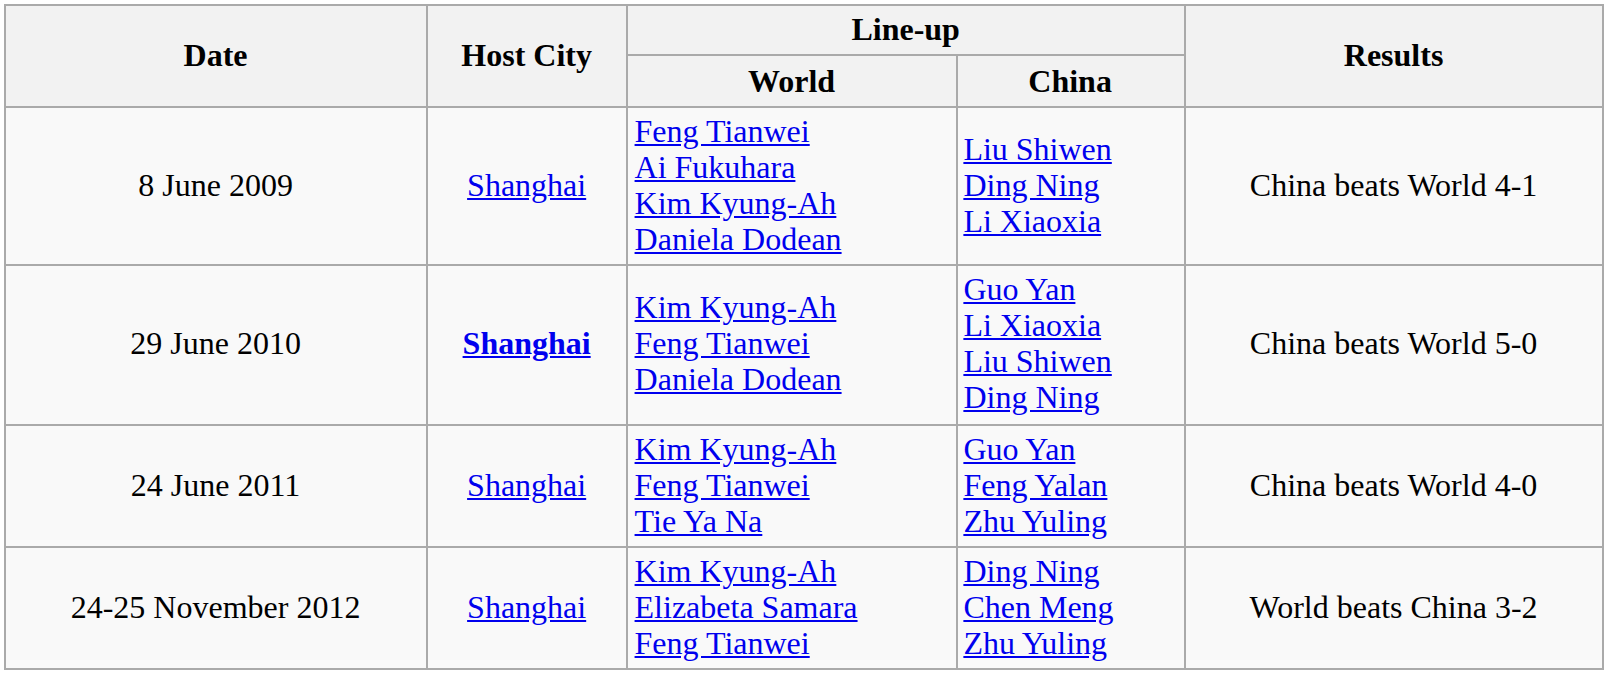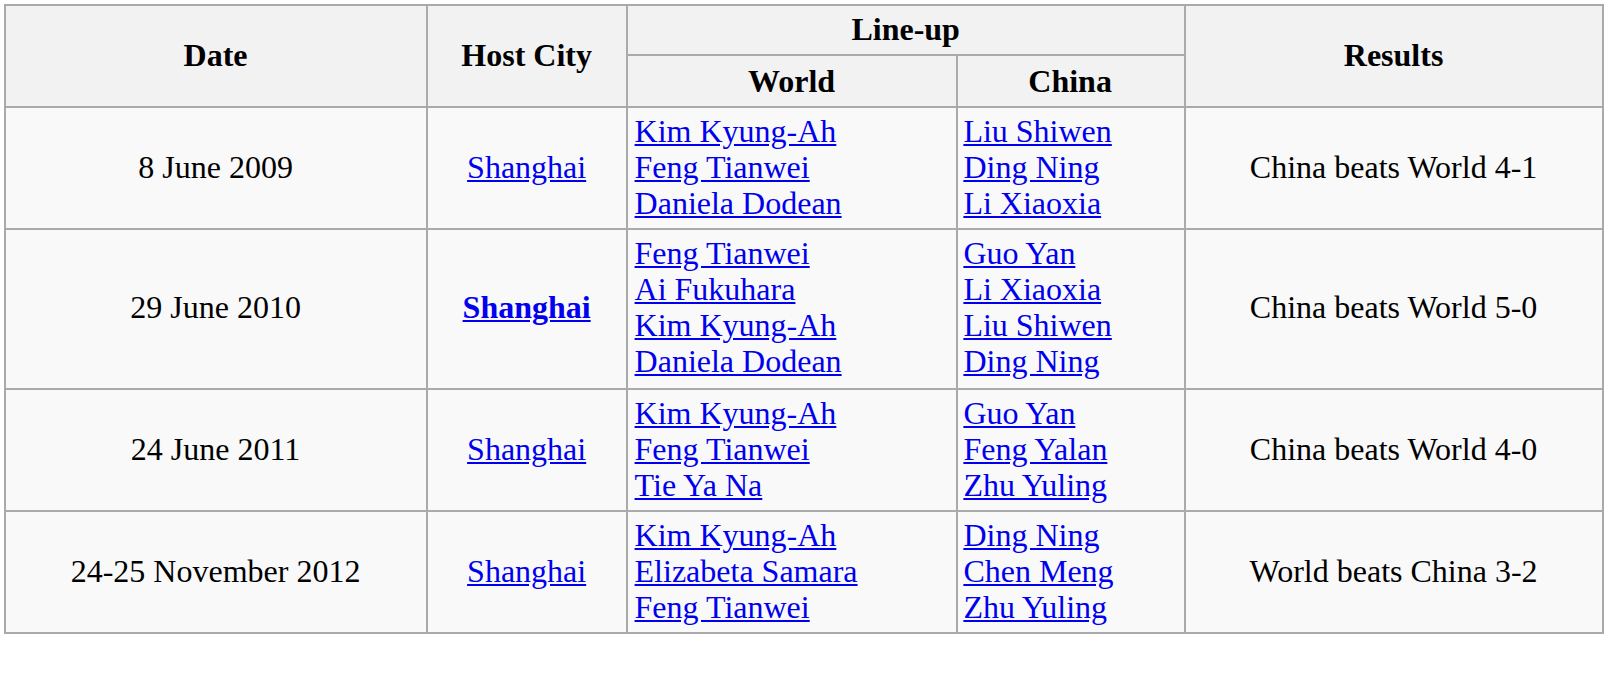(738, 185) Feng Tianwei Ai Fukuhara Kim Kyung-Ah Daniela Dodean -> (738, 167) Kim Kyung-Ah Feng Tianwei Daniela Dodean
(738, 344) Kim Kyung-Ah Feng Tianwei Daniela Dodean -> (738, 308) Feng Tianwei Ai Fukuhara Kim Kyung-Ah Daniela Dodean
